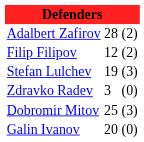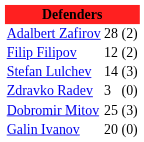(111, 72) 19 -> (111, 72) 14
